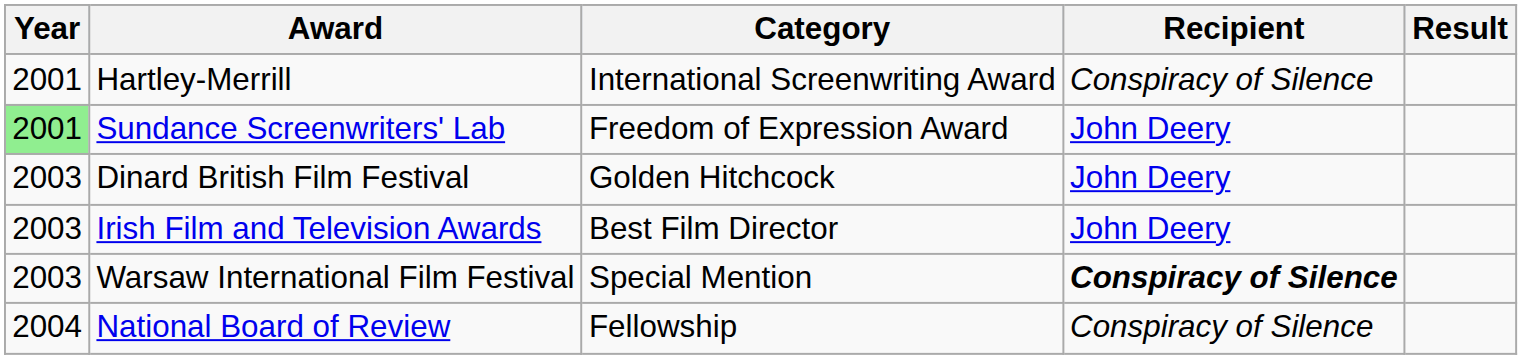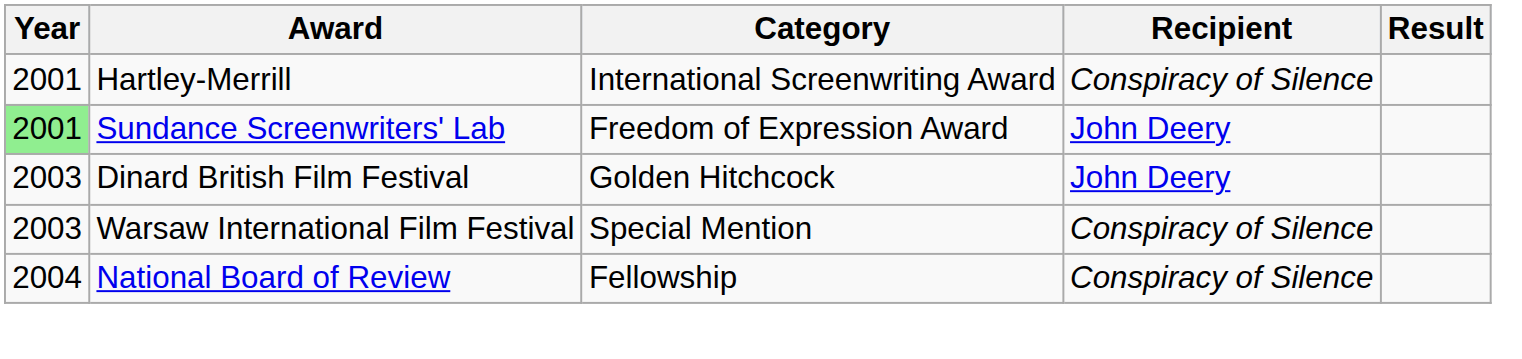- row: (319, 228)
(1234, 278) bold -> (1222, 228) normal
